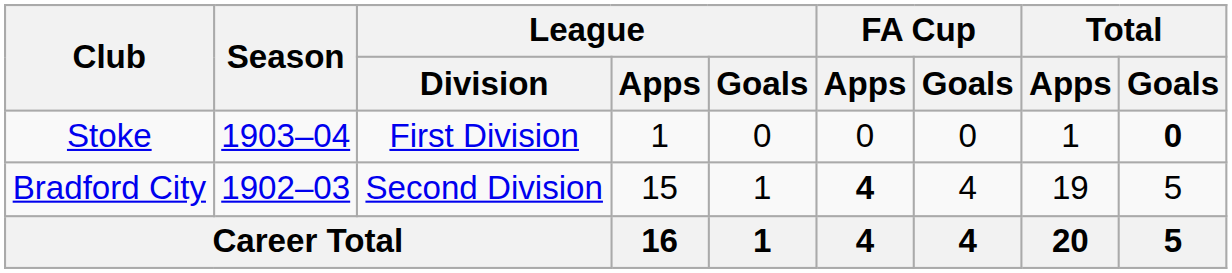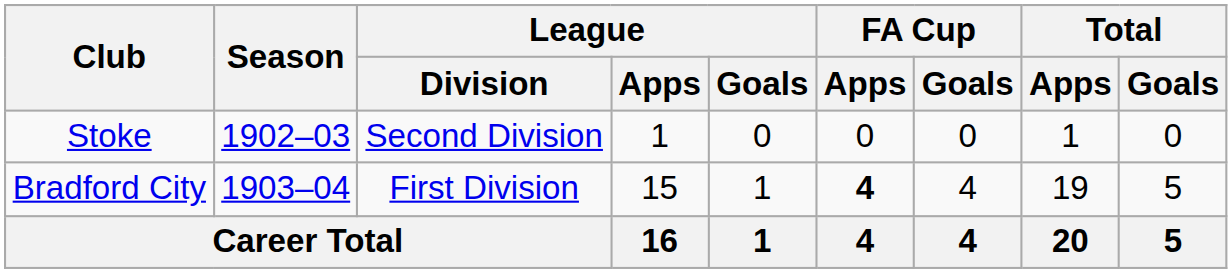(286, 135) 1903–04 -> (286, 135) 1902–03
(484, 135) First Division -> (484, 135) Second Division
(1173, 135) bold -> (1173, 135) normal
(286, 188) 1902–03 -> (286, 188) 1903–04
(484, 188) Second Division -> (484, 188) First Division
